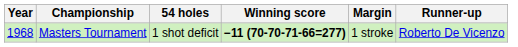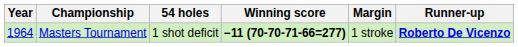(20, 32) 1968 -> (20, 32) 1964
(452, 32) normal -> (455, 32) bold
